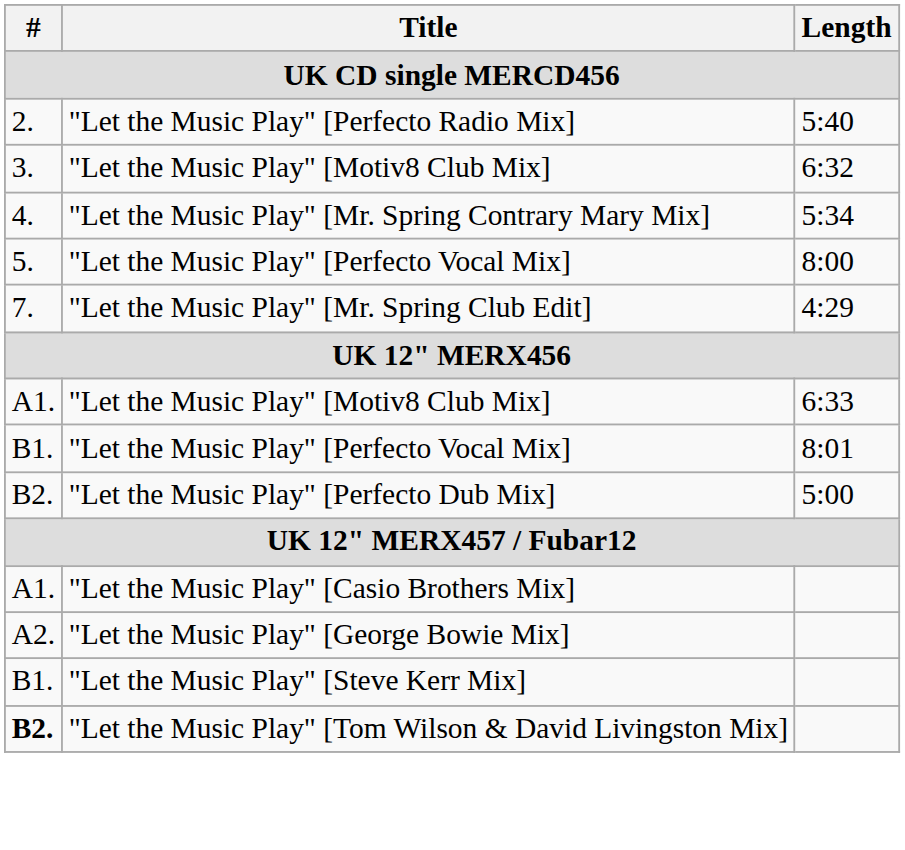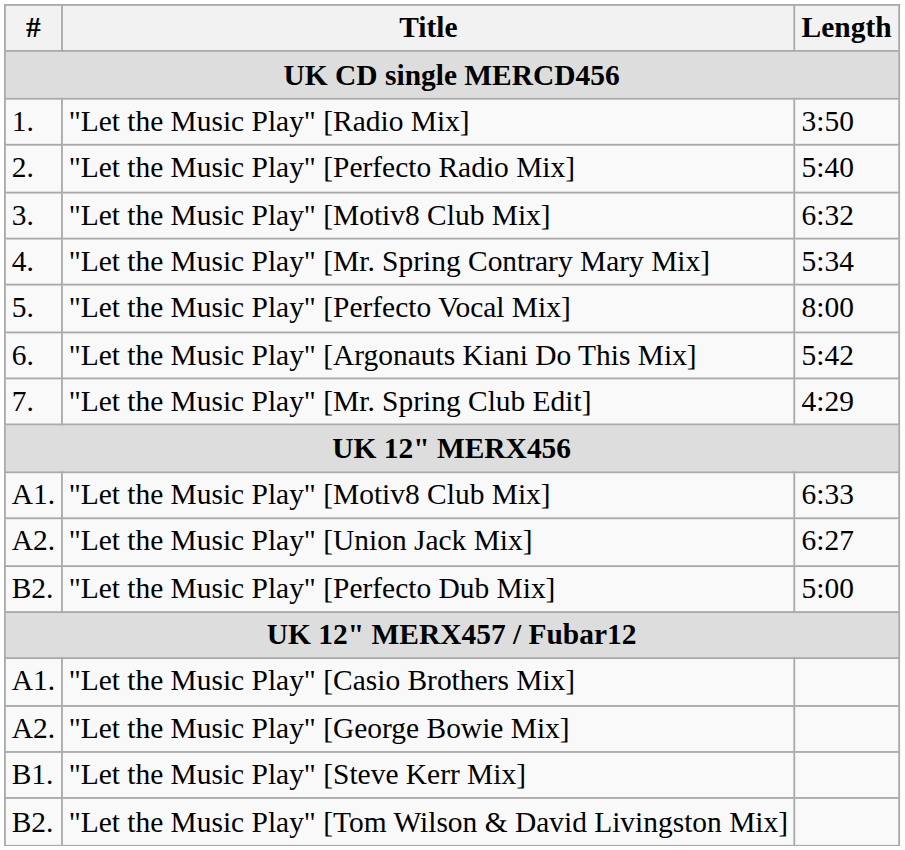+ row: (269, 121)
+ row: (383, 354)
+ row: (301, 541)
- row: (320, 448)
(33, 728) bold -> (33, 821) normal
